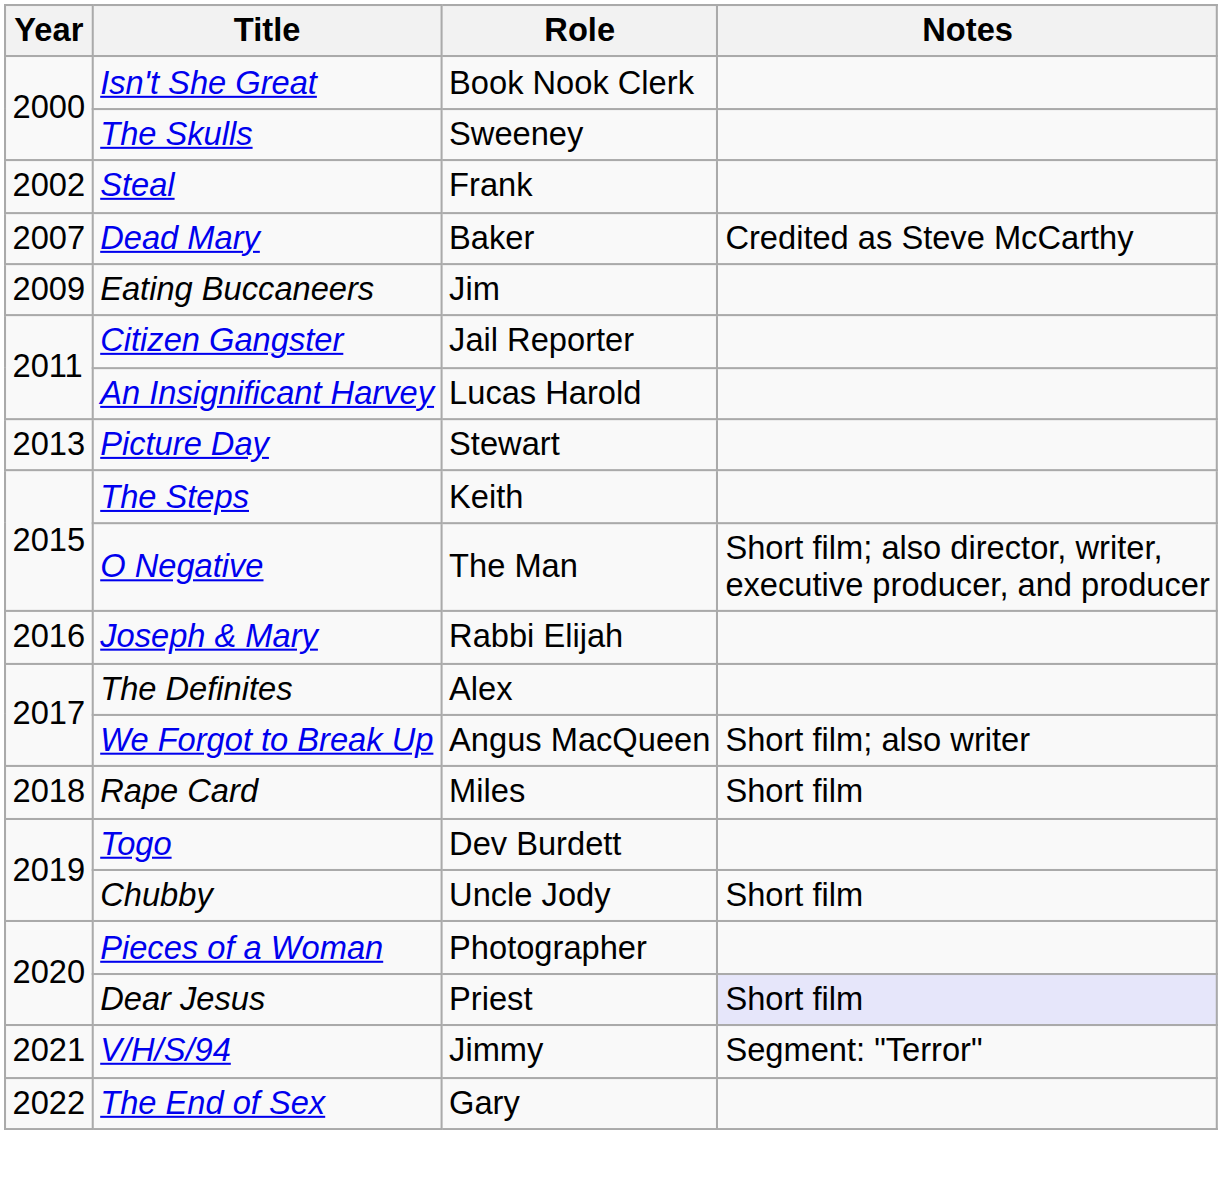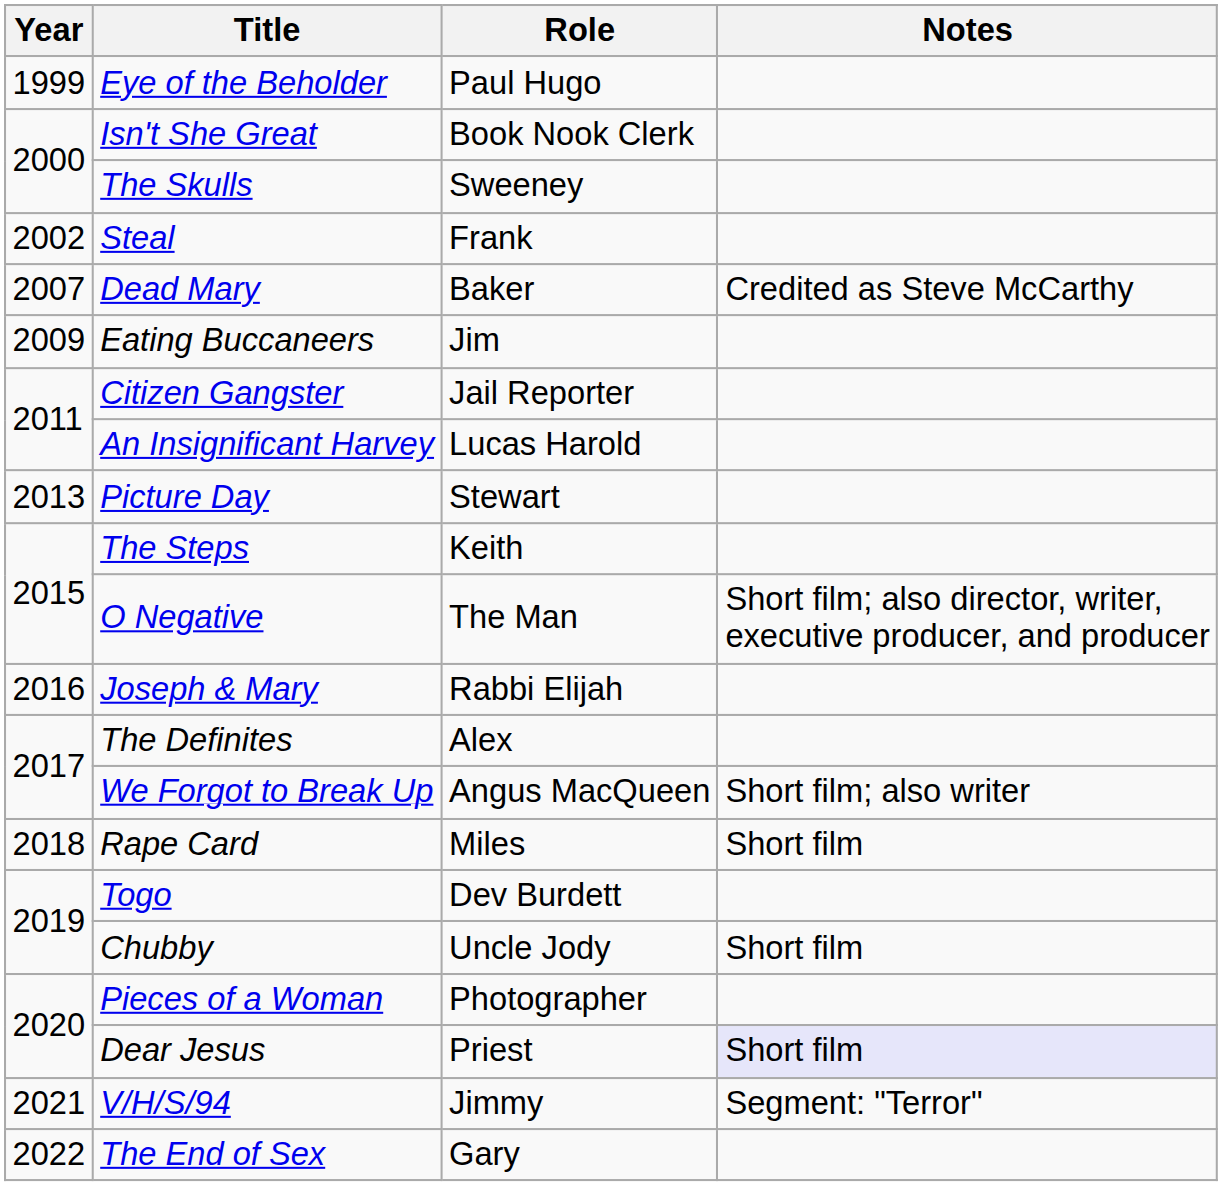+ row: (244, 82)
